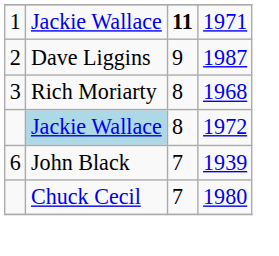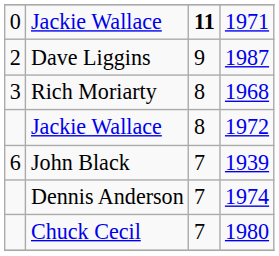(15, 22) 1 -> (15, 22) 0
(96, 127) lightblue background -> (96, 127) no background
+ row: (247, 197)
